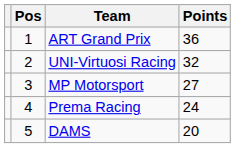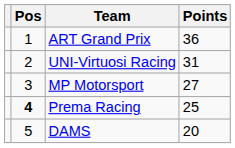(191, 61) 32 -> (191, 61) 31
(28, 107) normal -> (28, 107) bold
(191, 107) 24 -> (191, 107) 25
